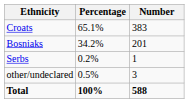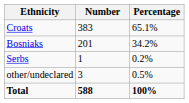columns swapped: (157, 12) <-> (103, 12)
